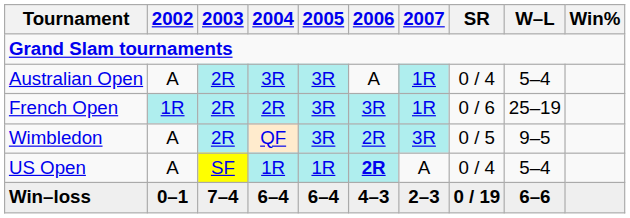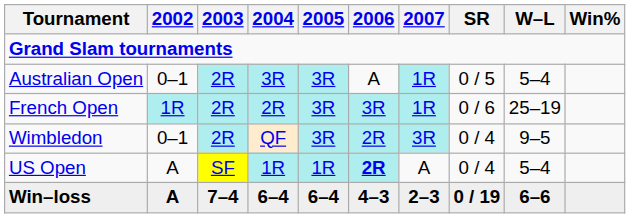(173, 78) A -> (173, 78) 0–1
(477, 78) 0 / 4 -> (477, 78) 0 / 5
(173, 138) A -> (173, 138) 0–1
(477, 138) 0 / 5 -> (477, 138) 0 / 4
(173, 197) 0–1 -> (173, 197) A
